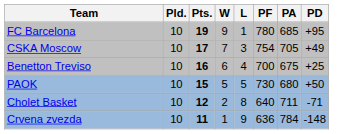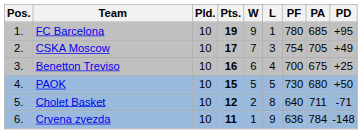+ column: (19, 13)
